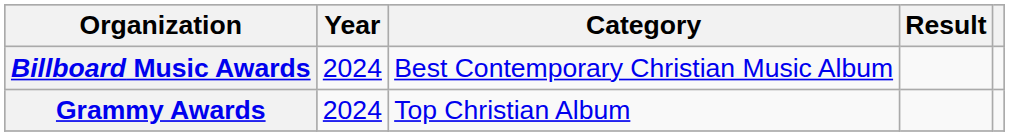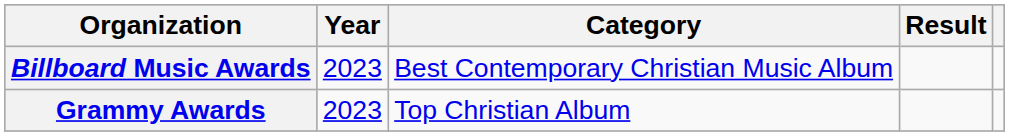(352, 67) 2024 -> (352, 67) 2023
(352, 109) 2024 -> (352, 109) 2023
